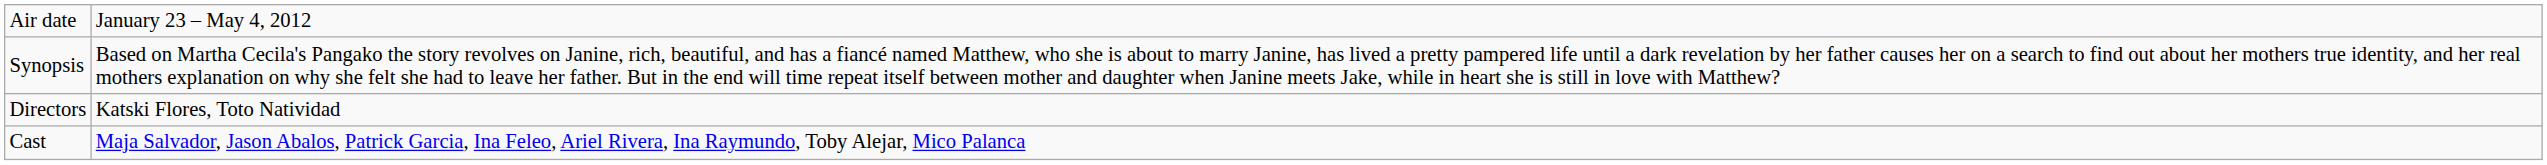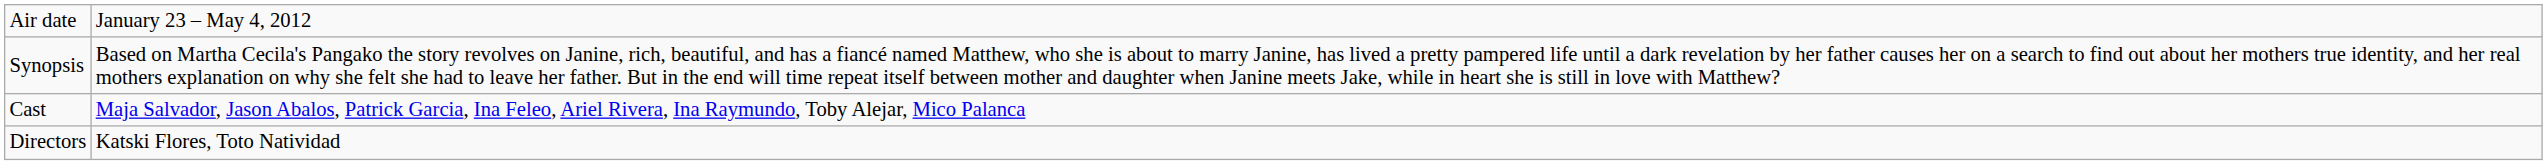rows swapped: (48, 109) <-> (28, 142)
